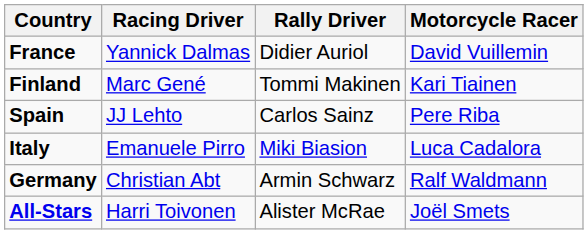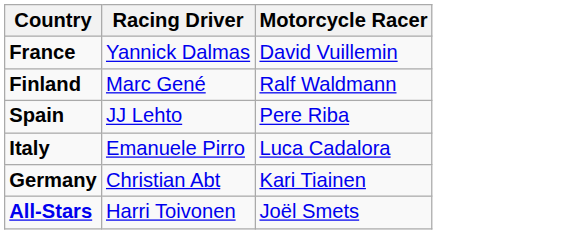- column: (330, 20)
(463, 84) Kari Tiainen -> (328, 84) Ralf Waldmann
(478, 180) Ralf Waldmann -> (313, 180) Kari Tiainen
